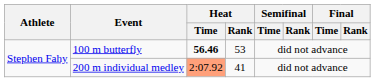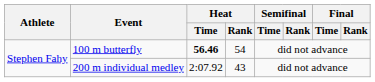(240, 49) 53 -> (240, 49) 54
(206, 67) lightsalmon background -> (206, 67) no background
(240, 67) 41 -> (240, 67) 43
